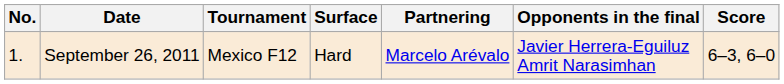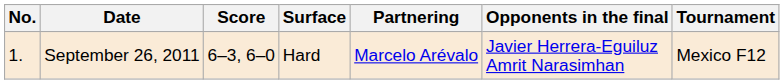columns swapped: (257, 18) <-> (741, 18)
